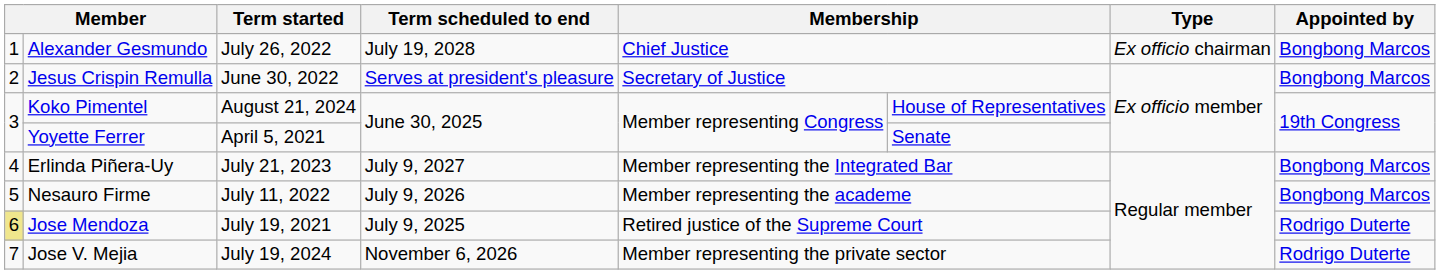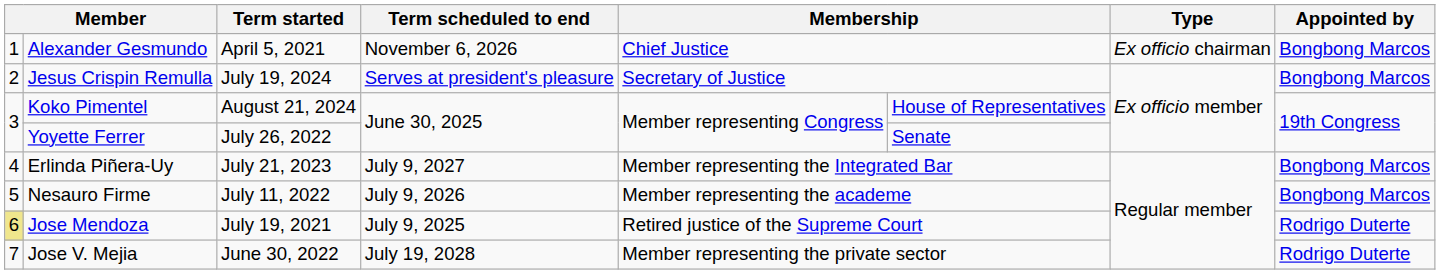(276, 48) July 26, 2022 -> (273, 48) April 5, 2021
(420, 48) July 19, 2028 -> (441, 48) November 6, 2026
(280, 78) June 30, 2022 -> (276, 78) July 19, 2024
(273, 136) April 5, 2021 -> (276, 136) July 26, 2022
(276, 254) July 19, 2024 -> (280, 254) June 30, 2022
(441, 254) November 6, 2026 -> (420, 254) July 19, 2028
